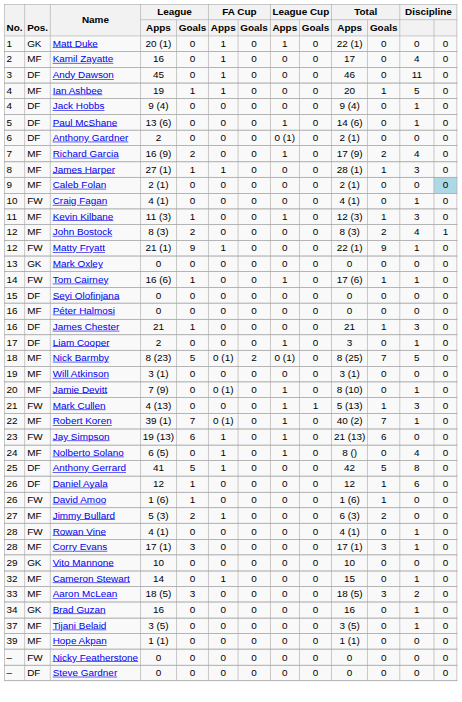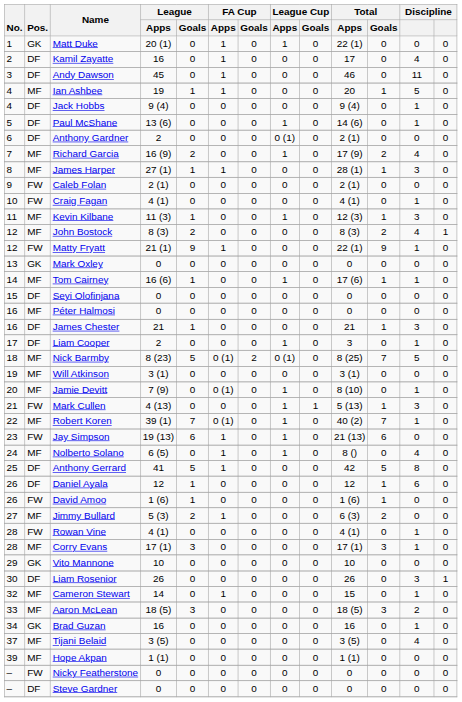(34, 59) MF -> (34, 59) DF
(34, 185) MF -> (35, 185) FW
(445, 185) lightblue background -> (445, 185) no background
(35, 279) FW -> (34, 279) MF
+ row: (85, 578)
(417, 625) 1 -> (417, 641) 4
